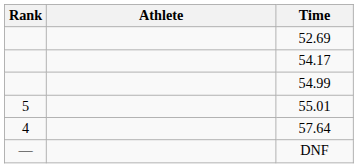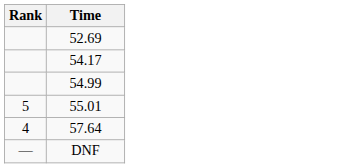- column: (161, 15)
